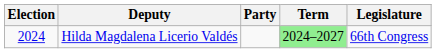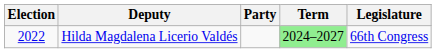(31, 36) 2024 -> (31, 36) 2022
